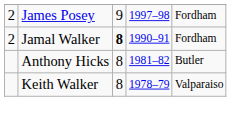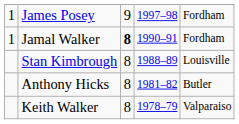(11, 15) 2 -> (11, 15) 1
(11, 38) 2 -> (11, 38) 1
+ row: (69, 61)
